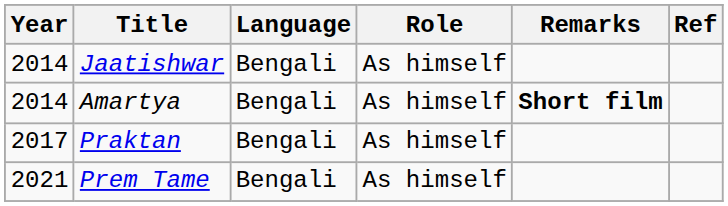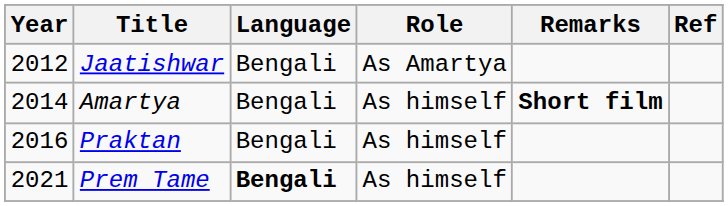(40, 64) 2014 -> (40, 64) 2012
(435, 64) As himself -> (435, 64) As Amartya
(40, 142) 2017 -> (40, 142) 2016
(286, 181) normal -> (286, 181) bold
